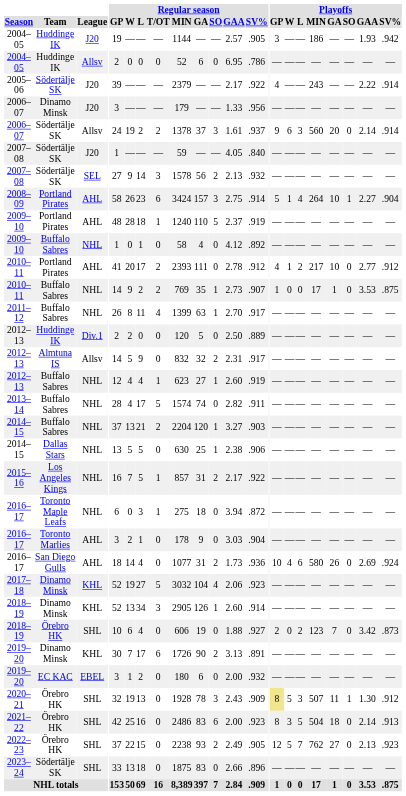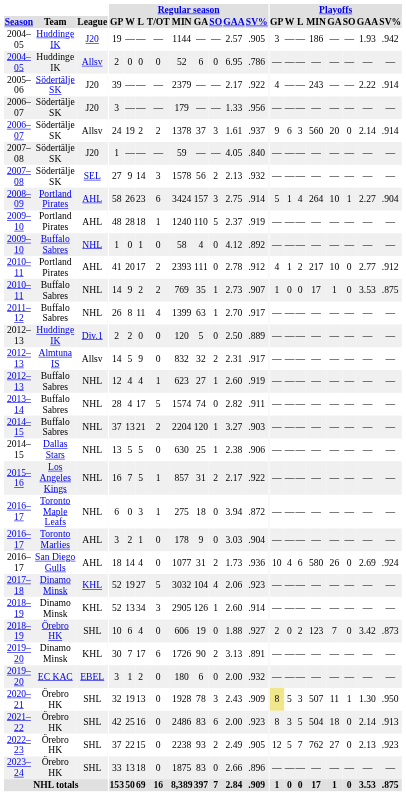(55, 108) Dinamo Minsk -> (55, 108) Södertälje SK
(390, 699) .912 -> (390, 699) .950
(55, 768) Södertälje SK -> (55, 768) Örebro HK
